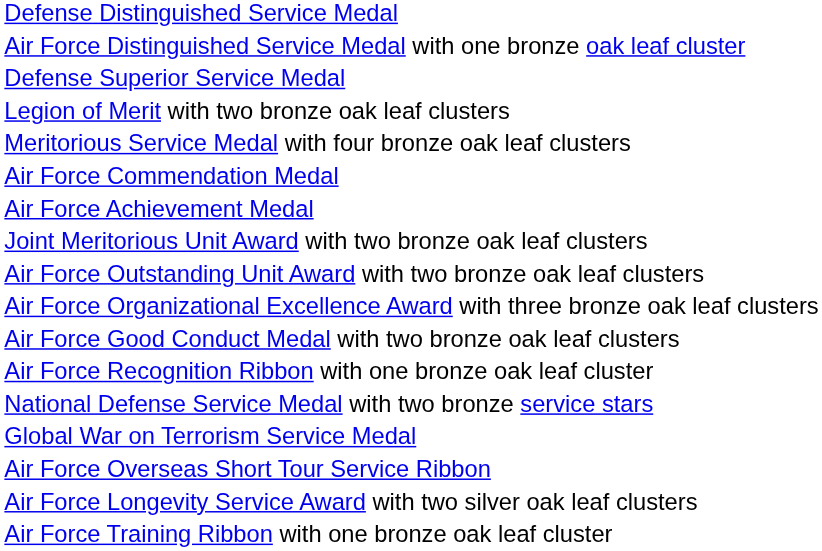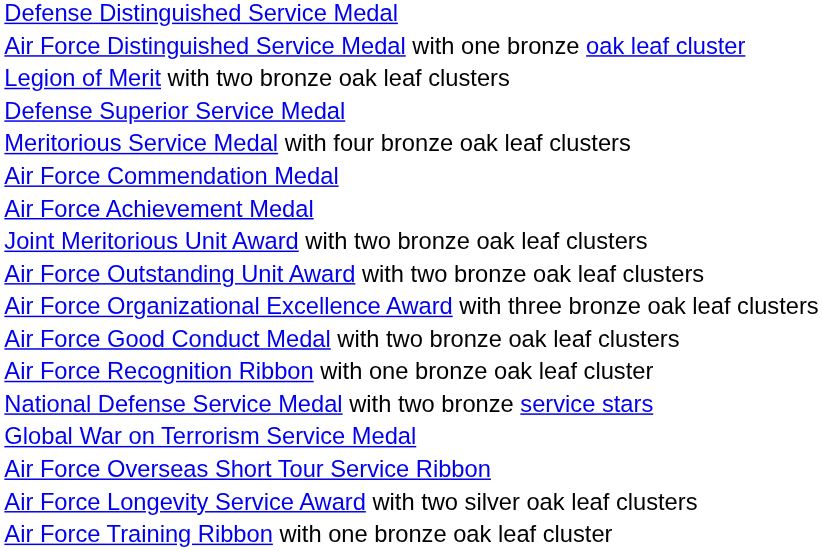rows swapped: (175, 78) <-> (257, 111)
